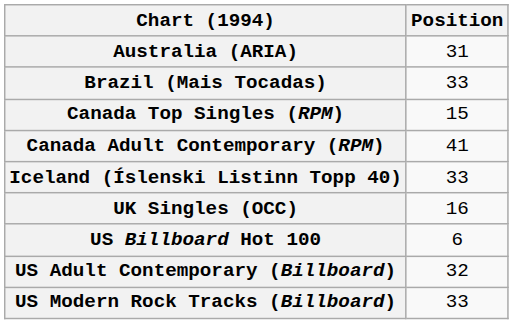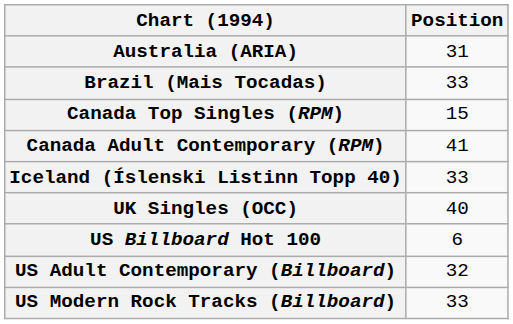(457, 209) 16 -> (457, 209) 40
